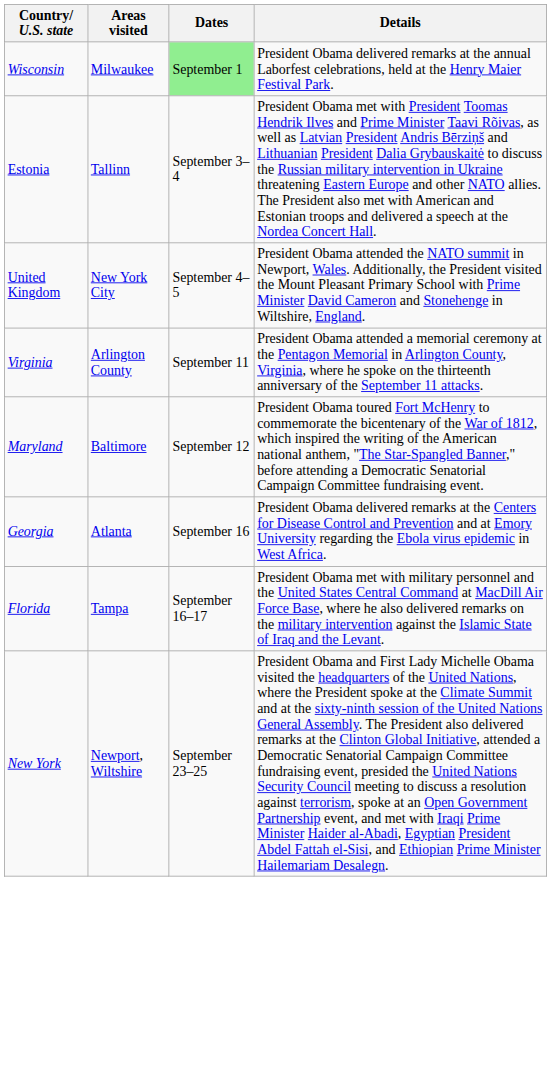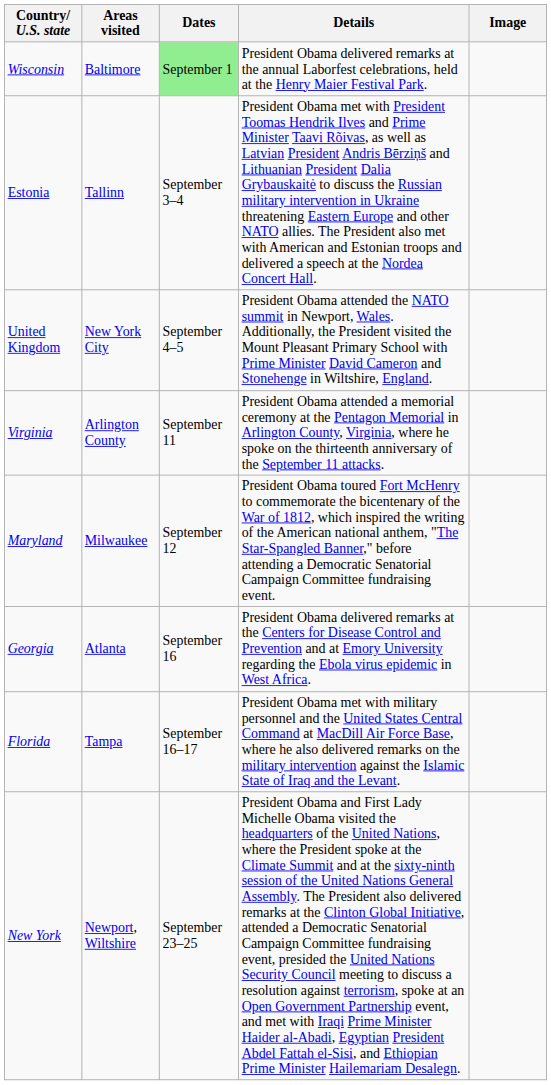+ column: (508, 23)
(122, 68) Milwaukee -> (113, 68) Baltimore
(119, 446) Baltimore -> (116, 540) Milwaukee
